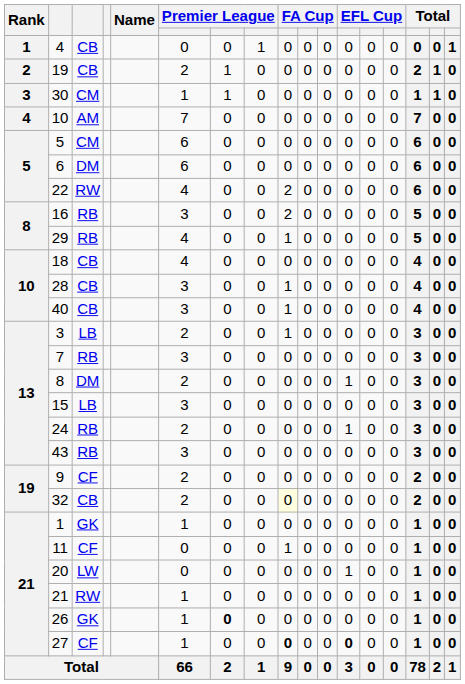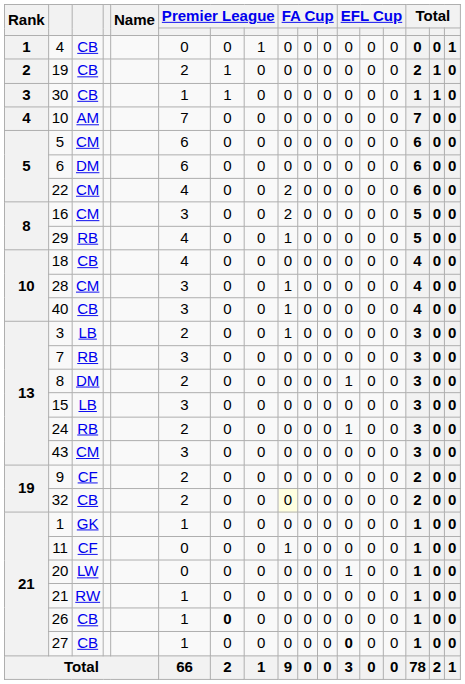(88, 94) CM -> (88, 94) CB
(88, 190) RW -> (88, 190) CM
(88, 214) RB -> (88, 214) CM
(88, 285) CB -> (88, 285) CM
(88, 452) RB -> (88, 452) CM
(88, 619) GK -> (88, 619) CB
(88, 643) CF -> (88, 643) CB
(288, 643) bold -> (288, 643) normal
